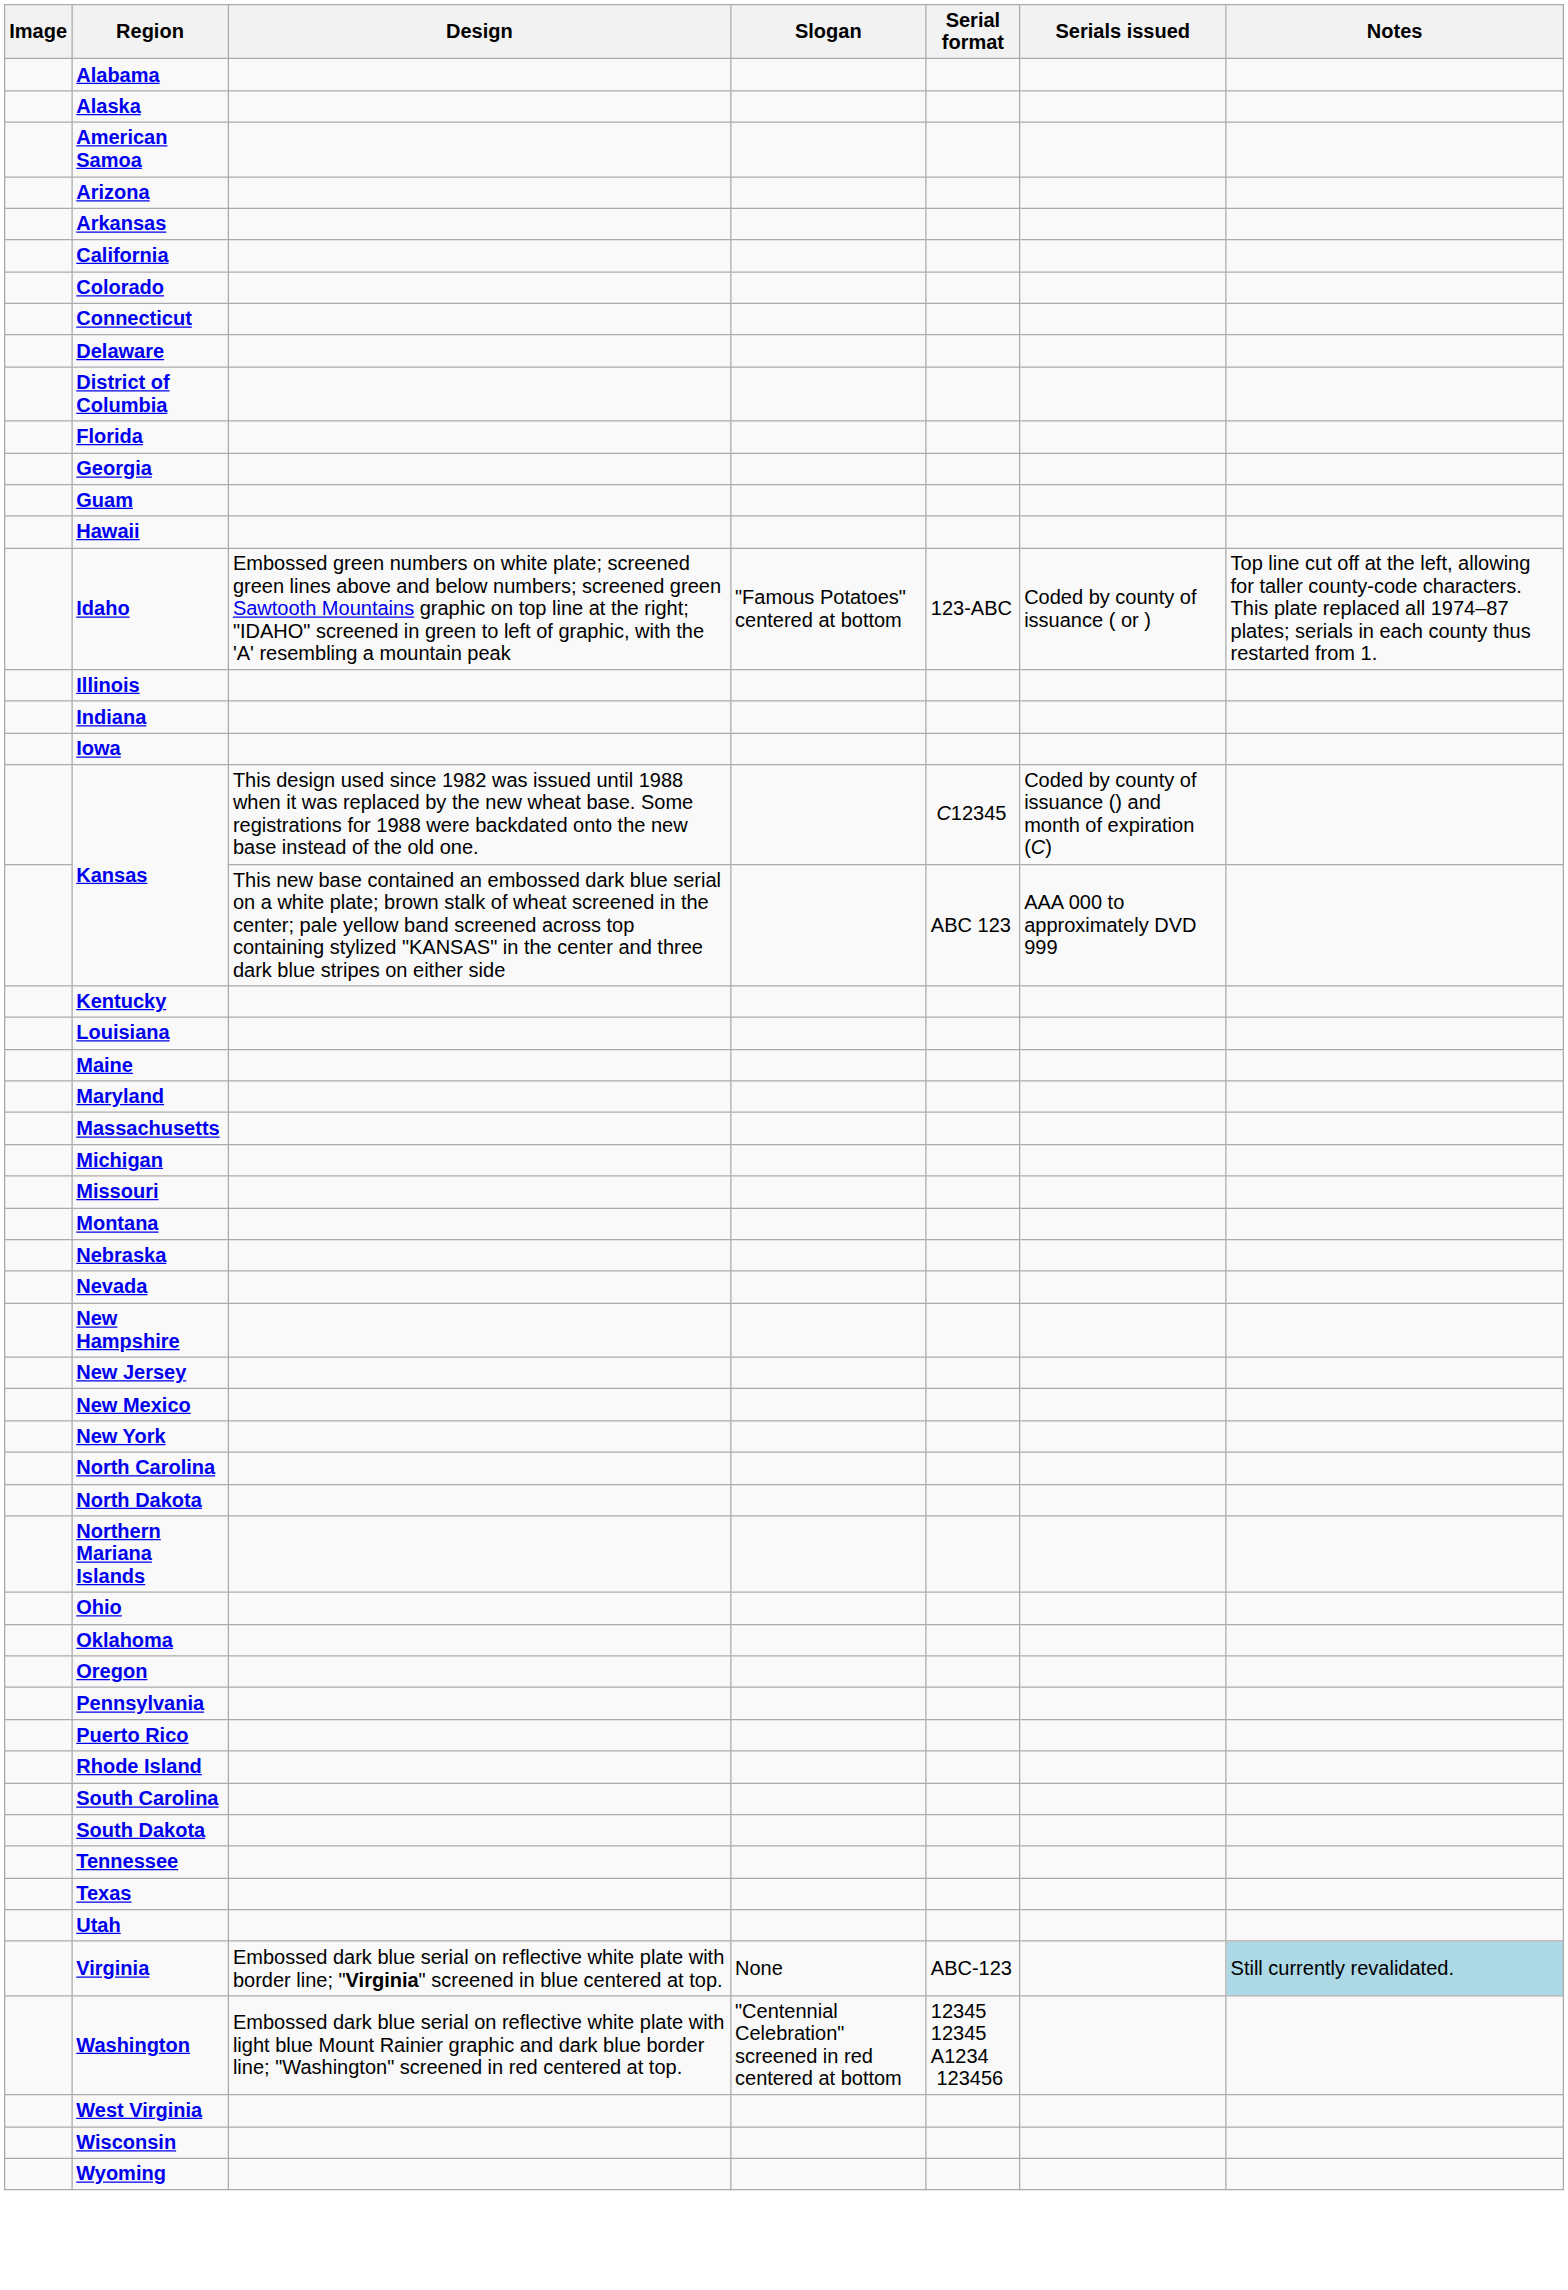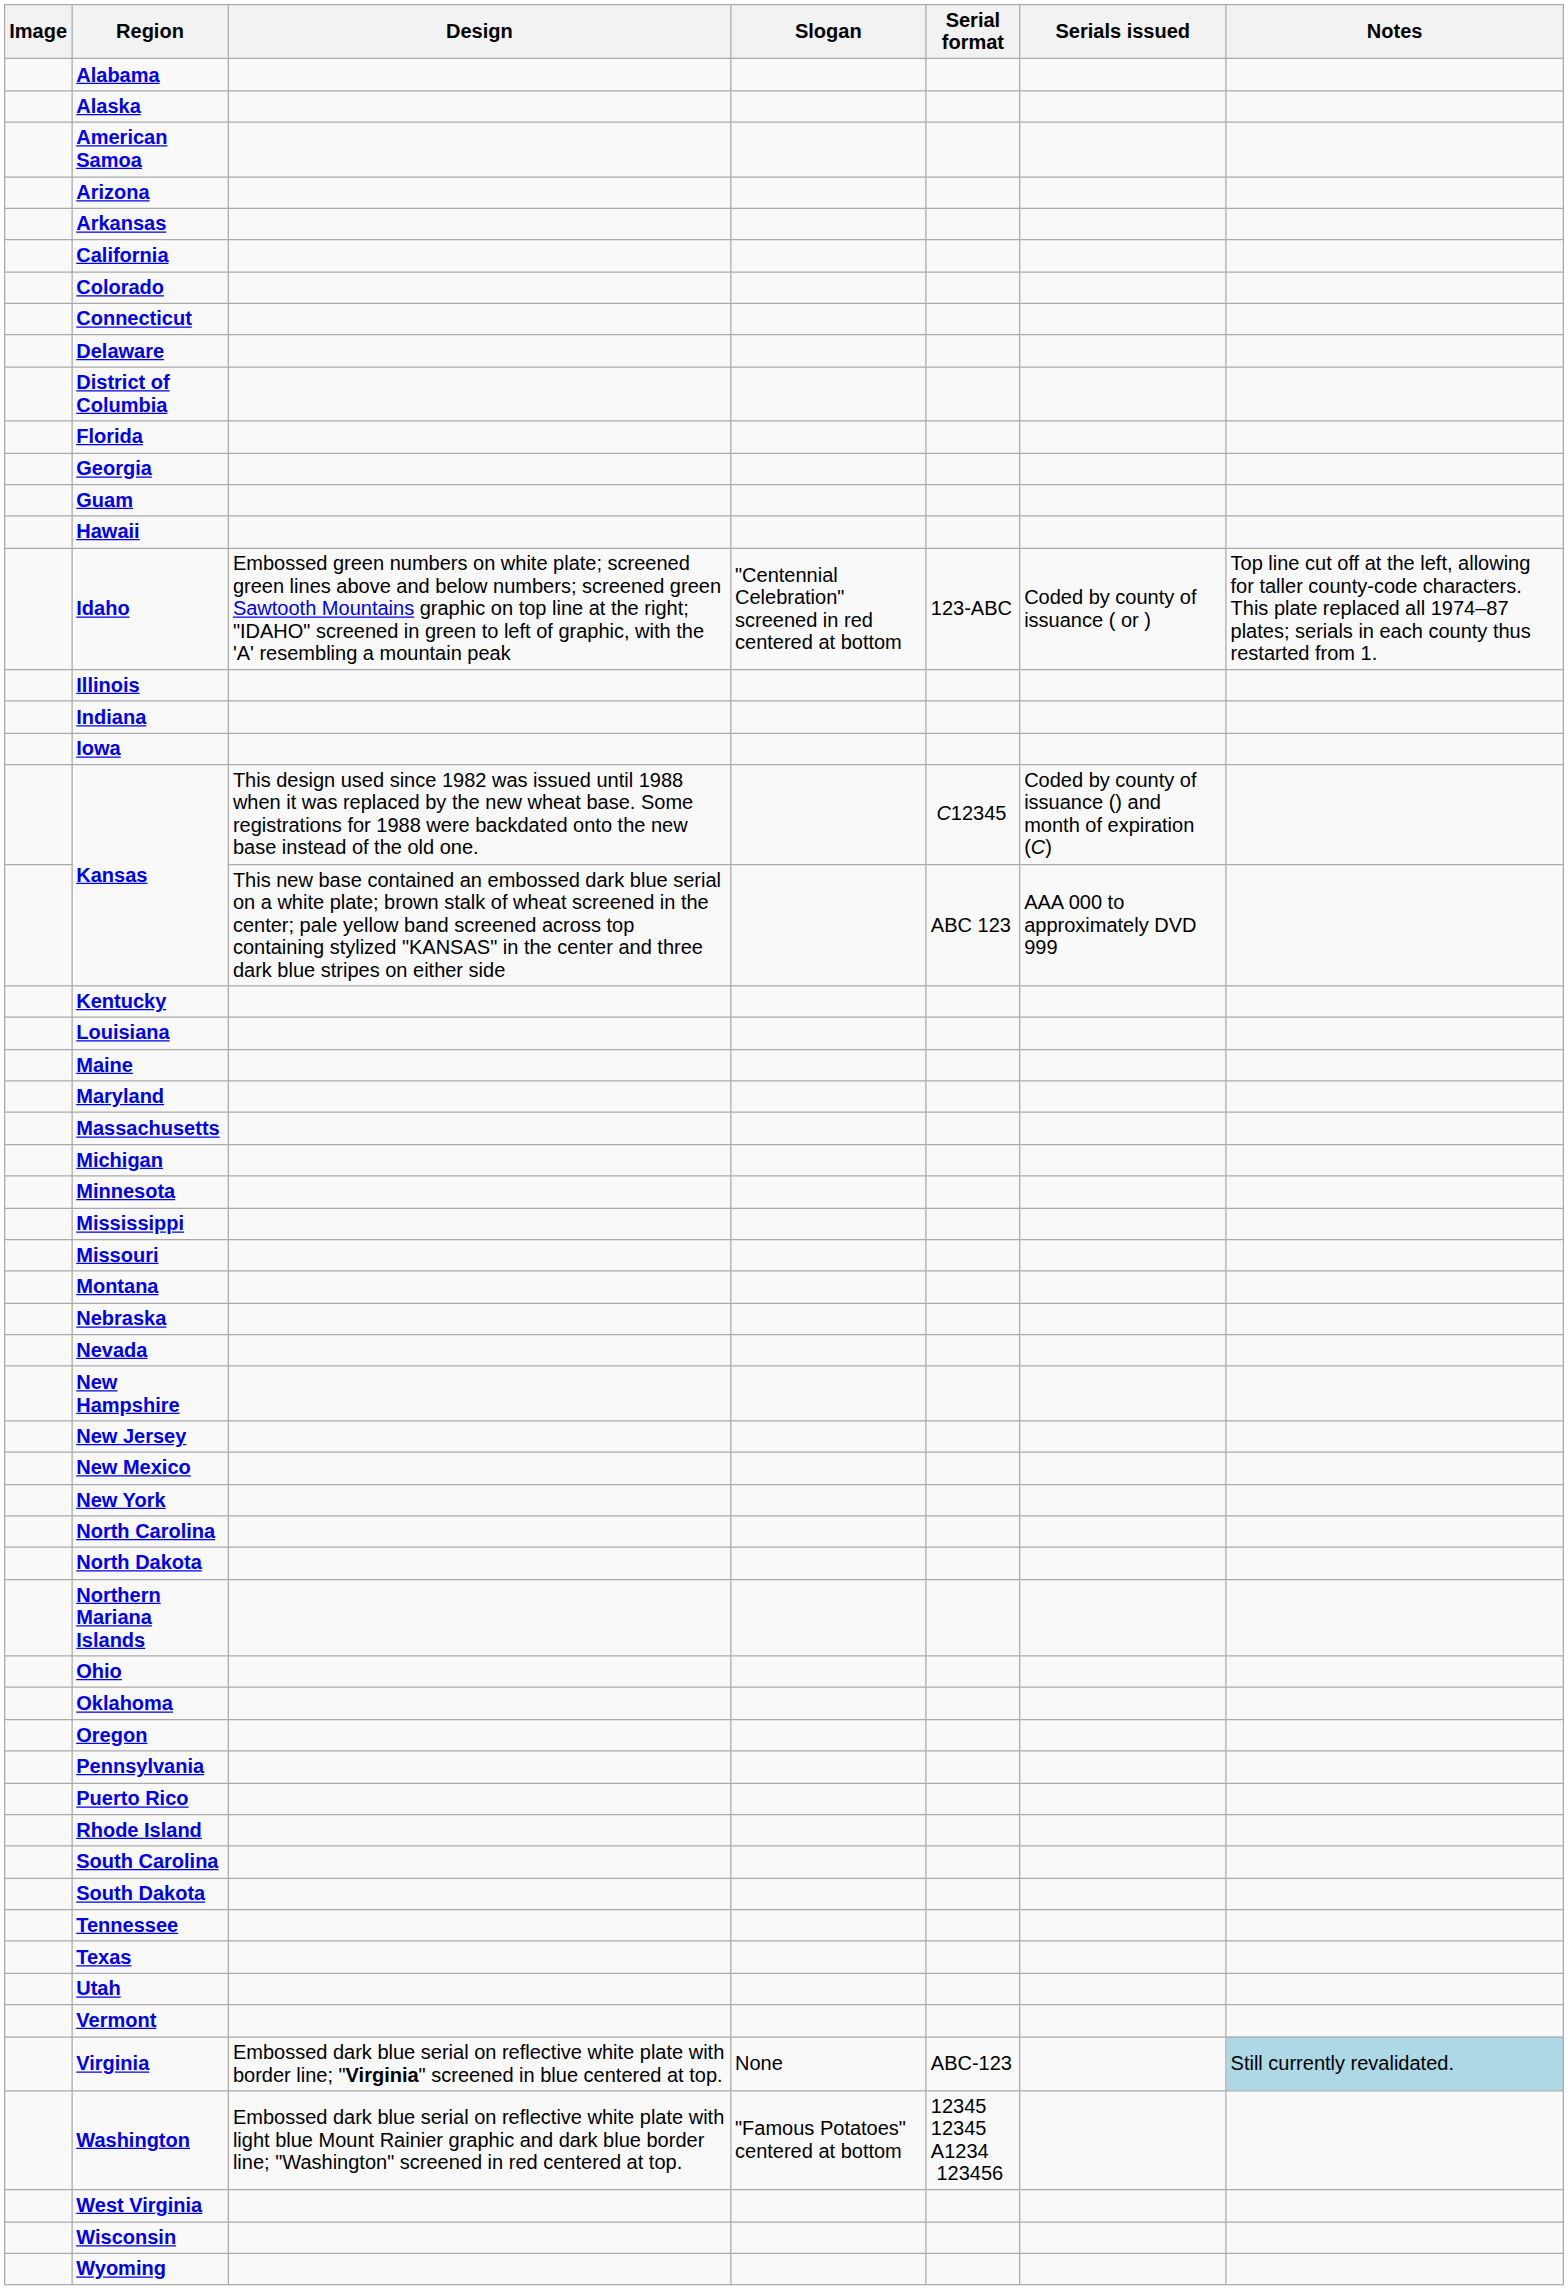(820, 608) "Famous Potatoes" centered at bottom -> (818, 608) "Centennial Celebration" screened in red centered at bottom
+ row: (126, 1191)
+ row: (130, 1223)
+ row: (116, 2020)
(818, 2045) "Centennial Celebration" screened in red centered at bottom -> (820, 2140) "Famous Potatoes" centered at bottom
